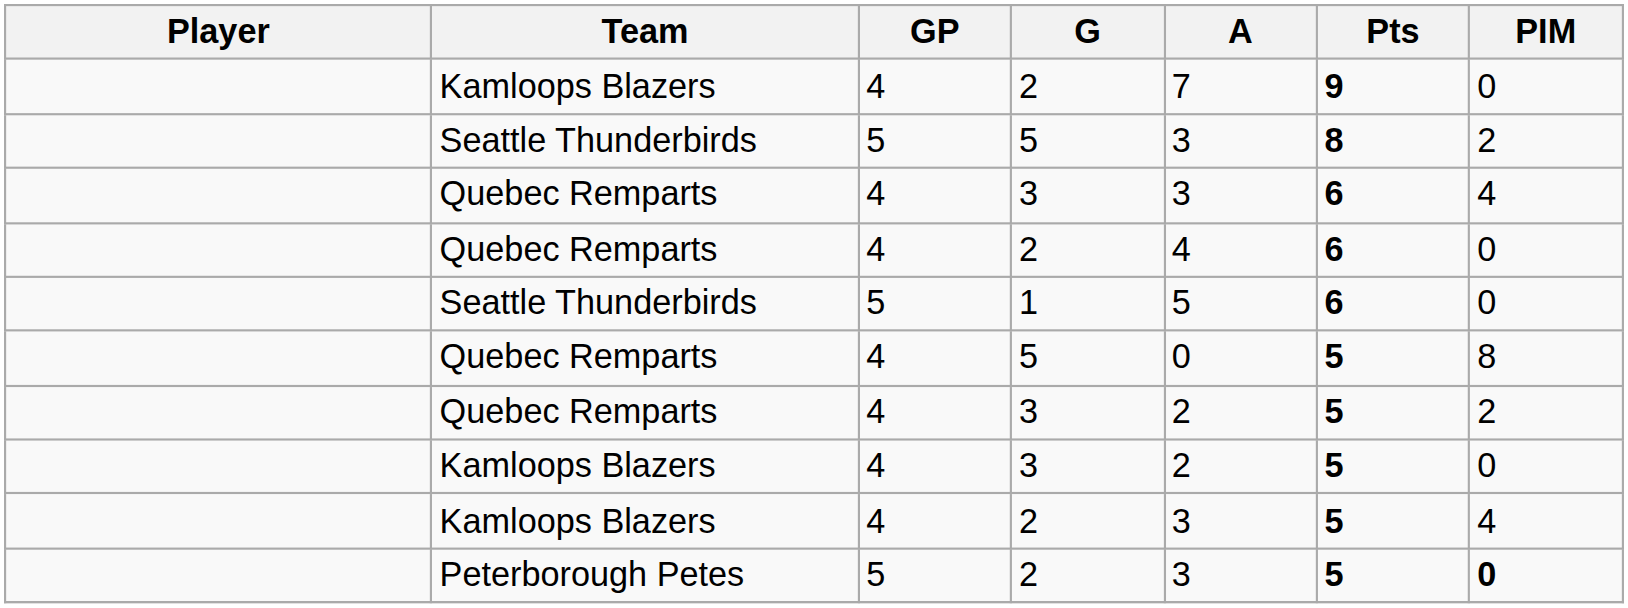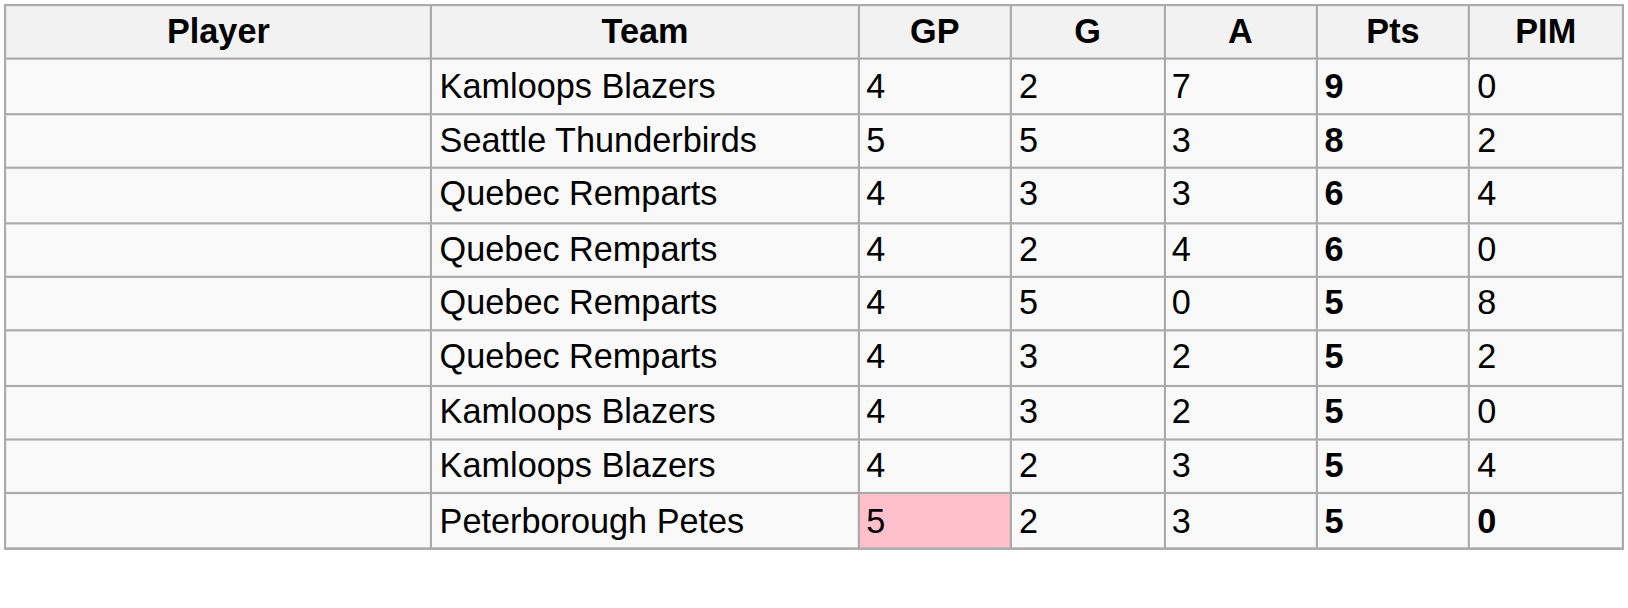- row: (598, 303)
(876, 574) no background -> (876, 520) pink background
